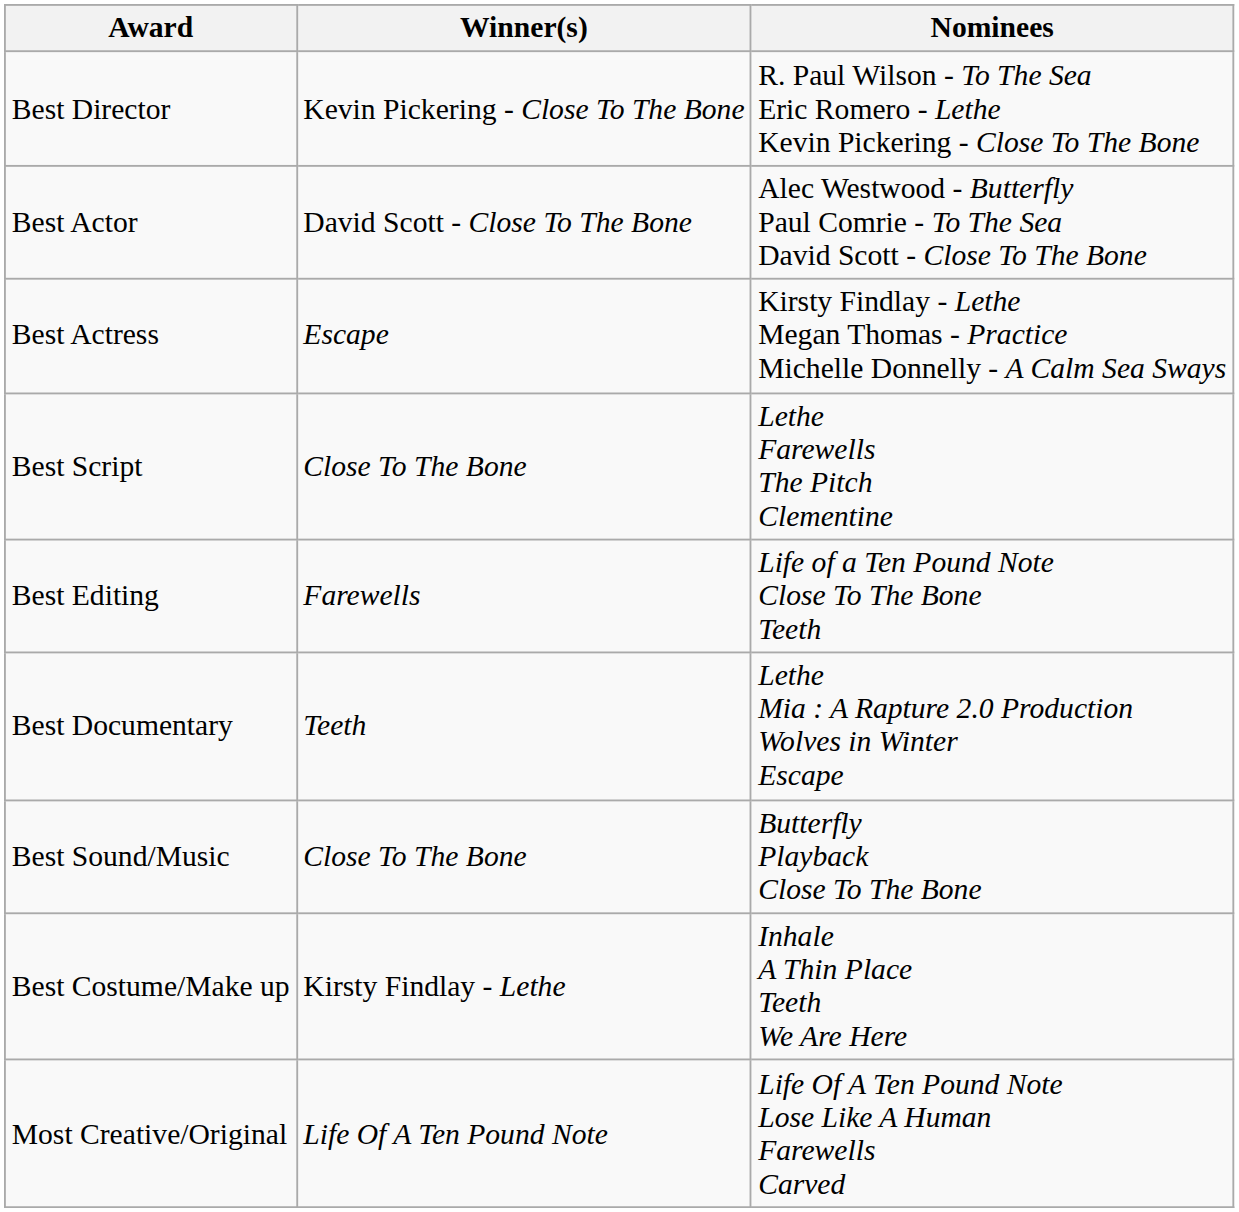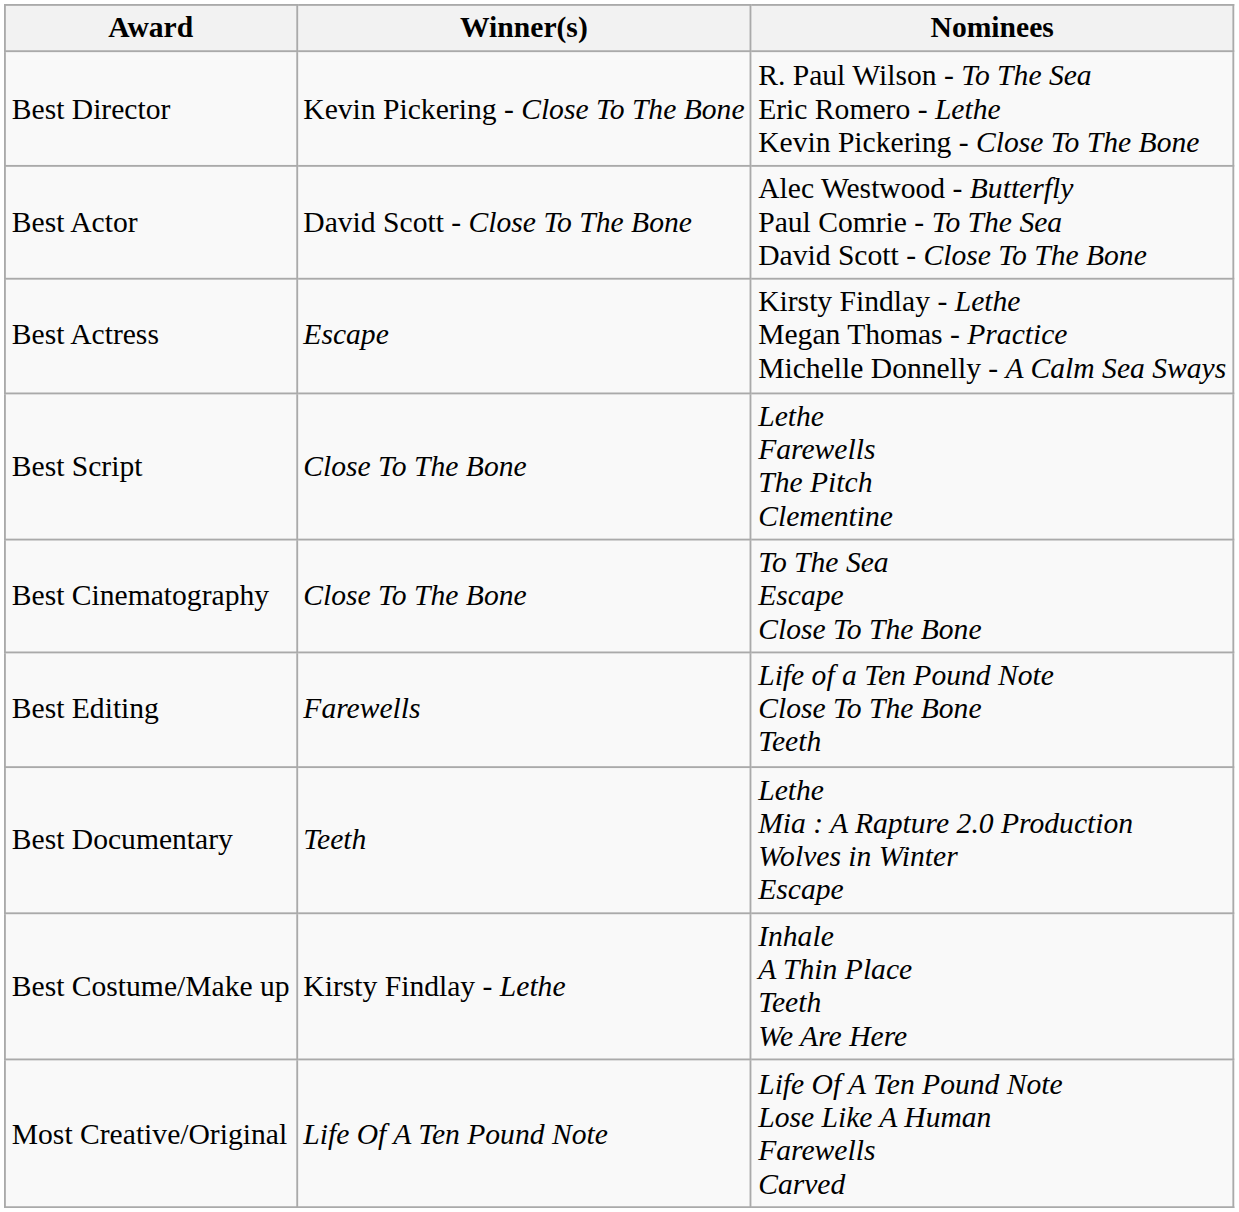+ row: (140, 595)
- row: (121, 856)
